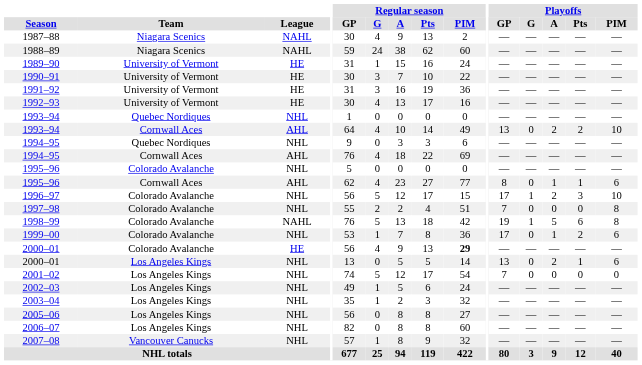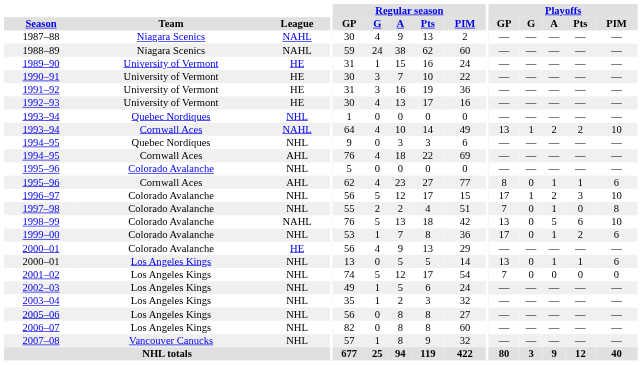(297, 129) AHL -> (297, 129) NAHL
(531, 129) 0 -> (531, 129) 1
(554, 208) 0 -> (554, 208) 1
(504, 221) 19 -> (504, 221) 13
(531, 221) 1 -> (531, 221) 0
(616, 221) 8 -> (616, 221) 10
(465, 248) bold -> (465, 248) normal
(554, 261) 2 -> (554, 261) 1
